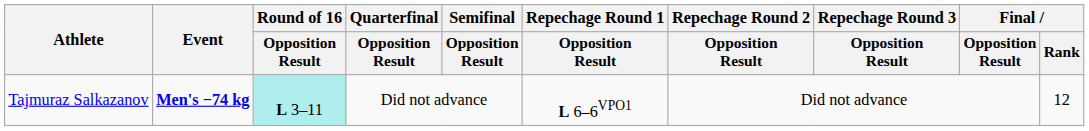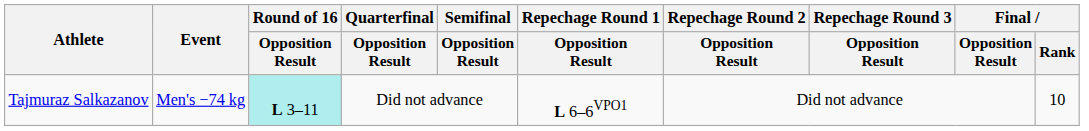(203, 100) bold -> (201, 100) normal
(1062, 100) 12 -> (1057, 100) 10
